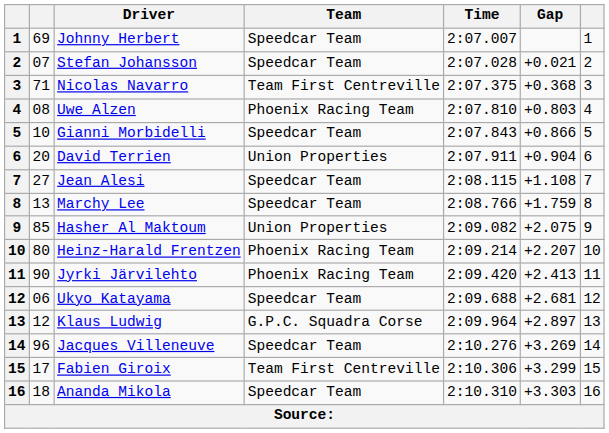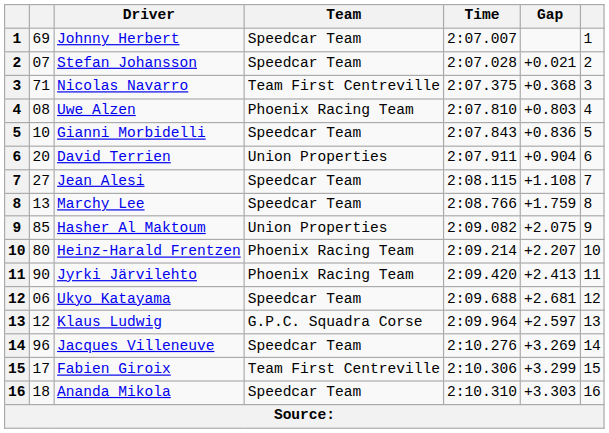(550, 134) +0.866 -> (550, 134) +0.836
(550, 323) +2.897 -> (550, 323) +2.597
